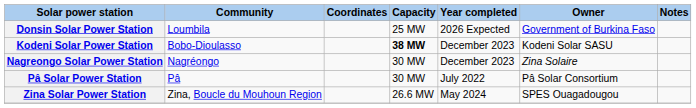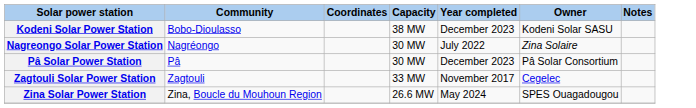- row: (85, 29)
(409, 45) bold -> (409, 29) normal
(477, 62) December 2023 -> (463, 45) July 2022
(463, 78) July 2022 -> (477, 62) December 2023
+ row: (85, 78)
